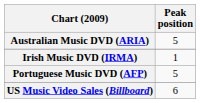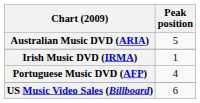(175, 73) 5 -> (175, 73) 4
